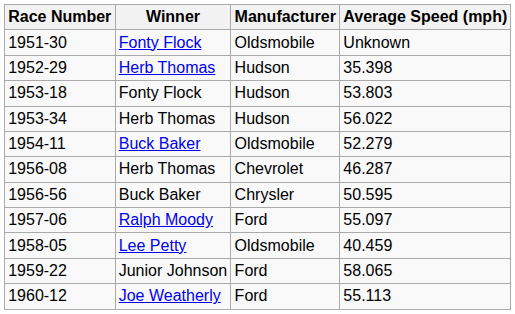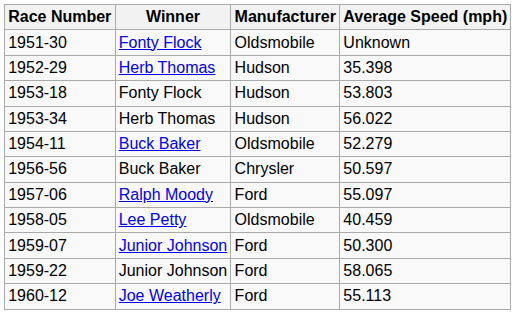- row: (38, 169)
(368, 194) 50.595 -> (368, 169) 50.597
+ row: (38, 245)
